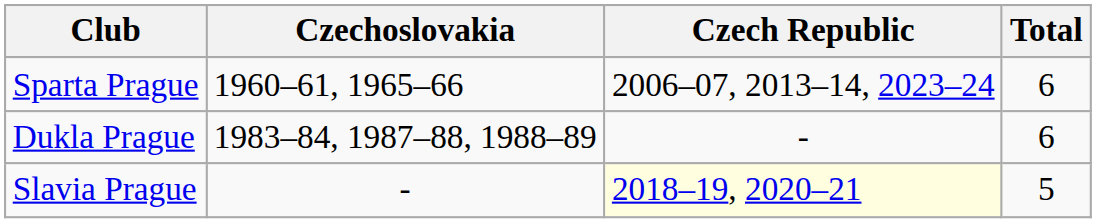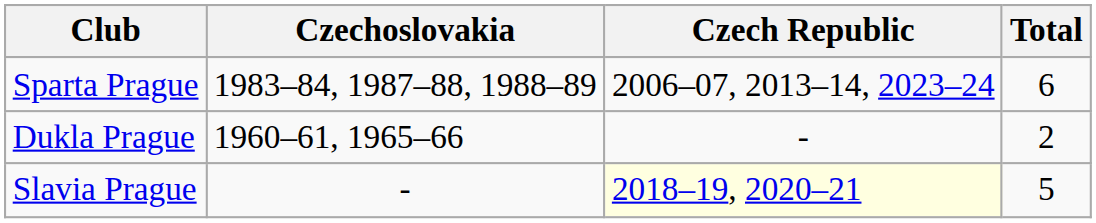(339, 83) 1960–61, 1965–66 -> (405, 83) 1983–84, 1987–88, 1988–89
(405, 136) 1983–84, 1987–88, 1988–89 -> (339, 136) 1960–61, 1965–66
(1046, 136) 6 -> (1046, 136) 2
